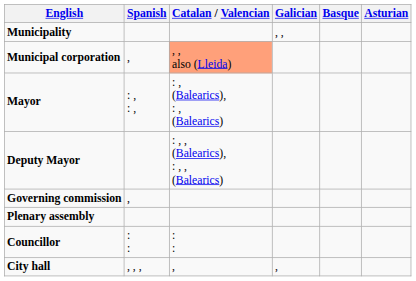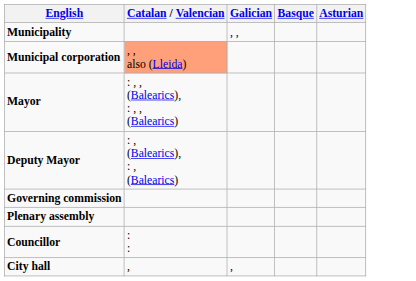- column: (147, 13)
(199, 102) : , (Balearics), : , (Balearics) -> (154, 102) : , , (Balearics), : , , (Balearics)
(199, 160) : , , (Balearics), : , , (Balearics) -> (154, 160) : , (Balearics), : , (Balearics)
